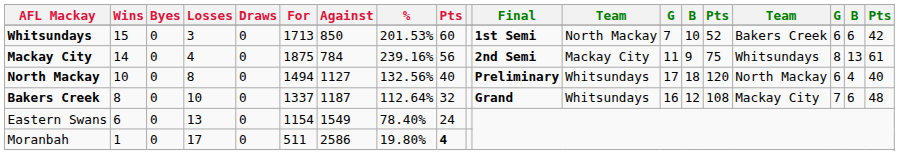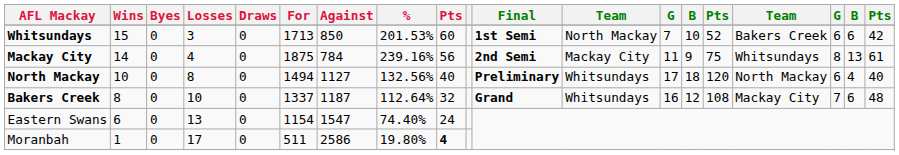(335, 119) 1549 -> (335, 119) 1547
(403, 119) 78.40% -> (403, 119) 74.40%
